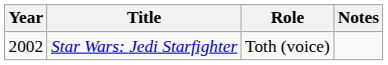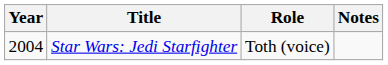(26, 45) 2002 -> (26, 45) 2004
